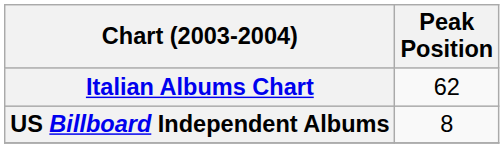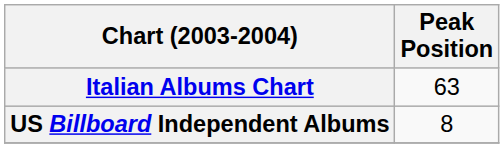(447, 86) 62 -> (447, 86) 63
